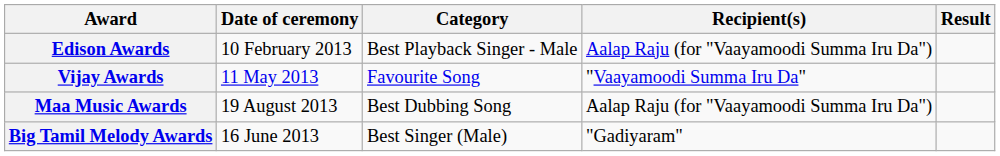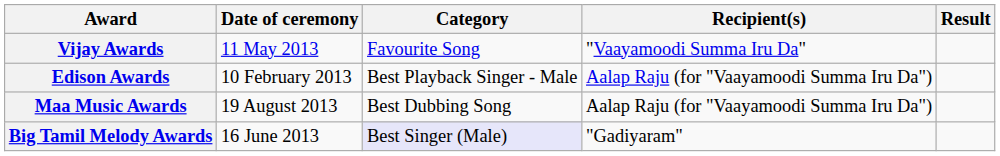rows swapped: (111, 77) <-> (111, 48)
(437, 135) no background -> (437, 135) lavender background
